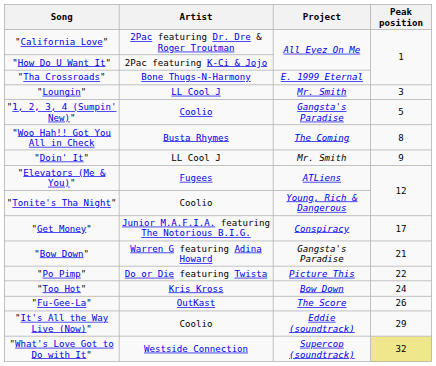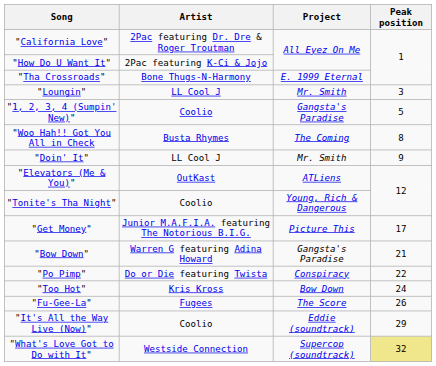(196, 178) Fugees -> (196, 178) OutKast
(322, 228) Conspiracy -> (322, 228) Picture This
(322, 274) Picture This -> (322, 274) Conspiracy
(196, 303) OutKast -> (196, 303) Fugees
